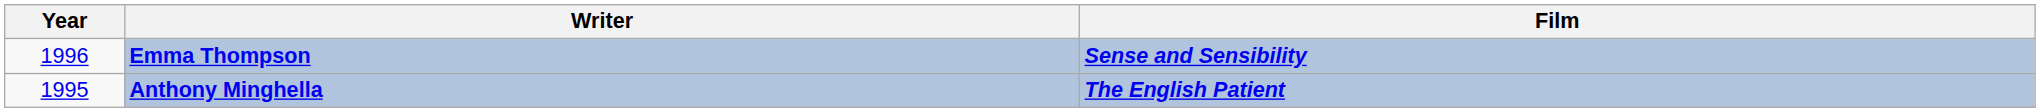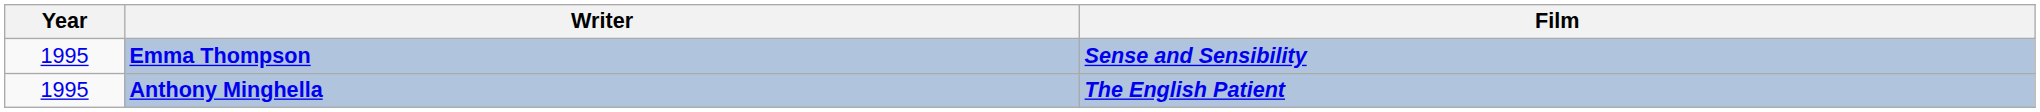(65, 55) 1996 -> (65, 55) 1995
